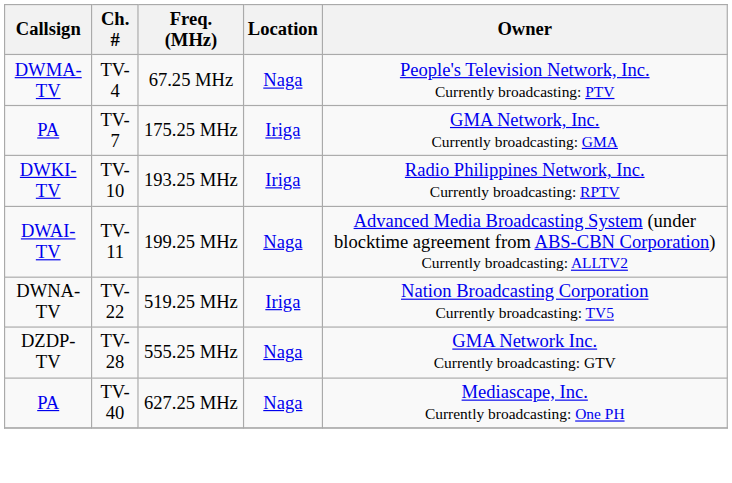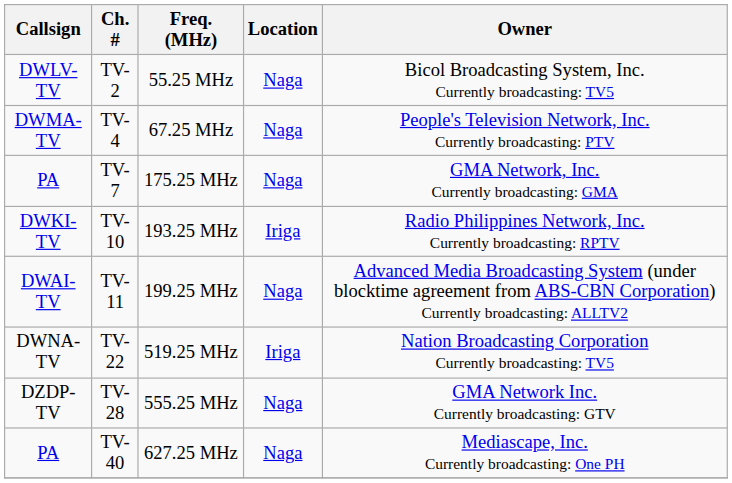+ row: (115, 79)
(283, 130) Iriga -> (283, 180) Naga
